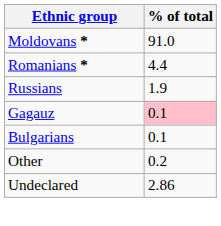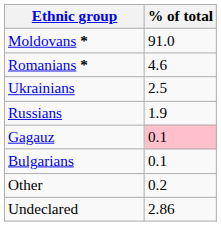(157, 64) 4.4 -> (157, 64) 4.6
+ row: (41, 88)
